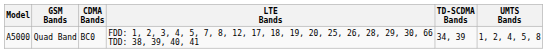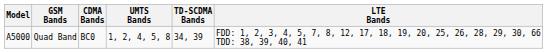columns swapped: (510, 15) <-> (271, 15)
